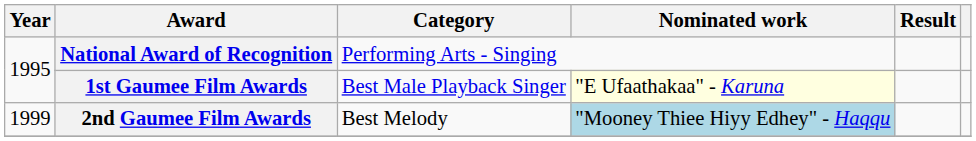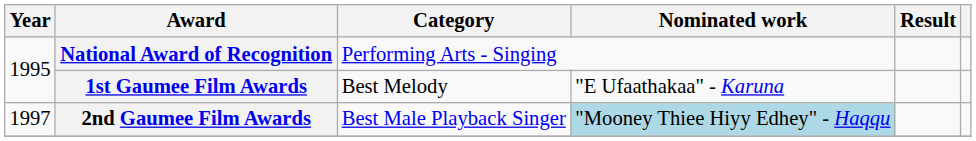(454, 86) Best Male Playback Singer -> (395, 86) Best Melody
(680, 86) lightyellow background -> (680, 86) no background
(30, 119) 1999 -> (30, 119) 1997
(395, 119) Best Melody -> (454, 119) Best Male Playback Singer
